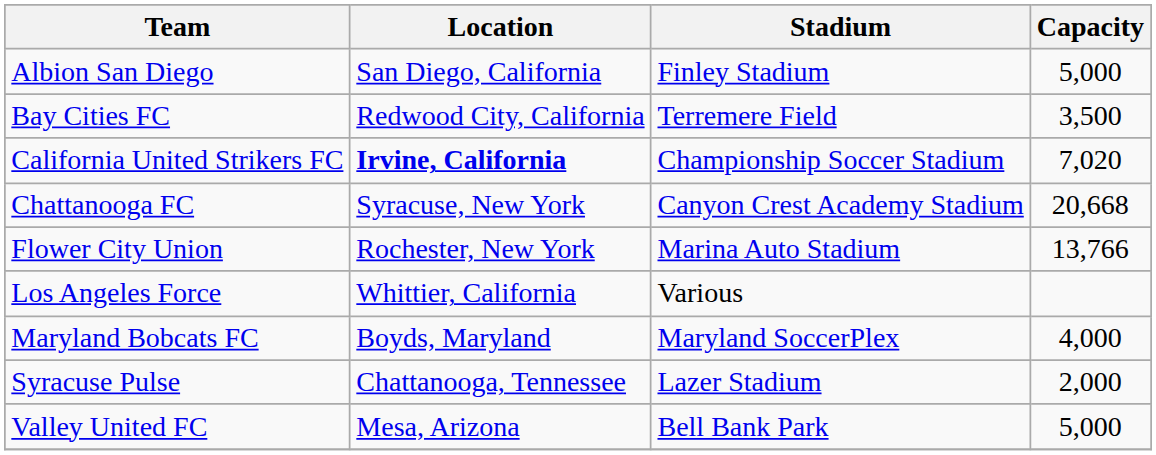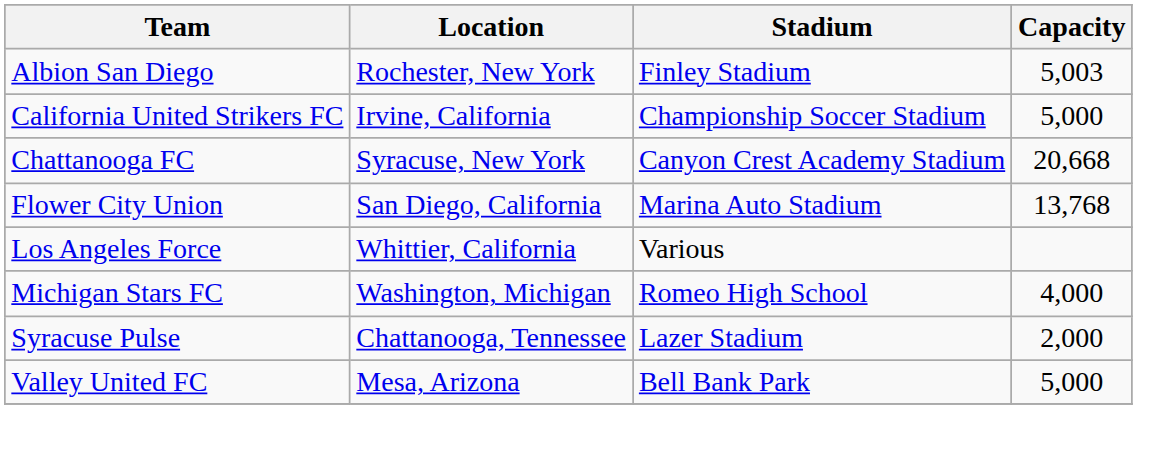(479, 71) San Diego, California -> (476, 71) Rochester, New York
(1090, 71) 5,000 -> (1072, 71) 5,003
- row: (91, 115)
(461, 159) bold -> (454, 115) normal
(1090, 159) 7,020 -> (1072, 115) 5,000
(476, 248) Rochester, New York -> (479, 204) San Diego, California
(1090, 248) 13,766 -> (1072, 204) 13,768
- row: (135, 337)
+ row: (117, 293)
